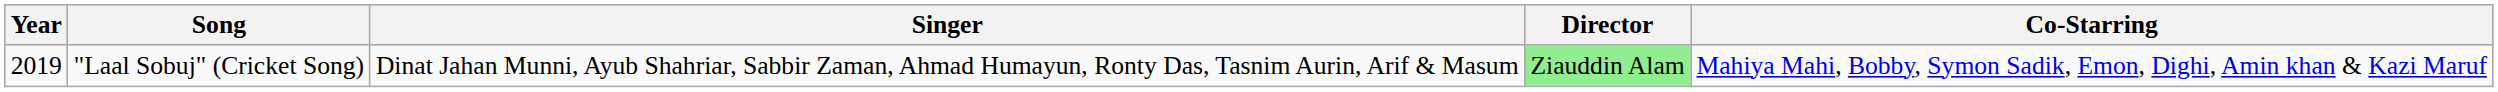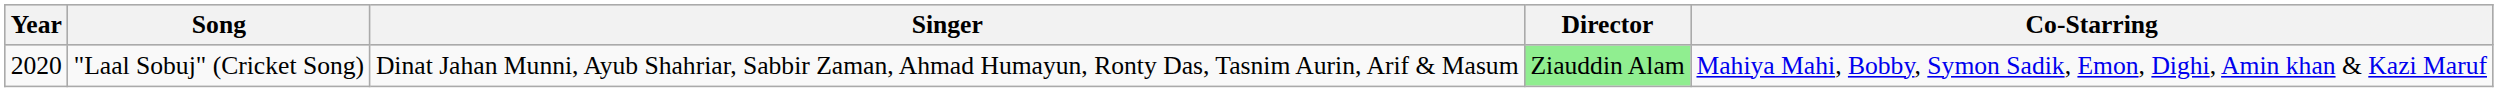(36, 65) 2019 -> (36, 65) 2020
